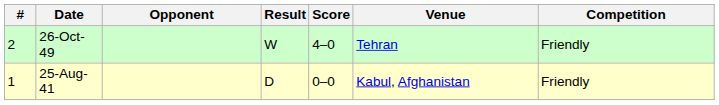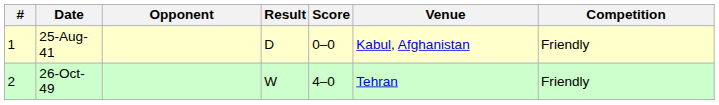rows swapped: (64, 81) <-> (62, 44)
